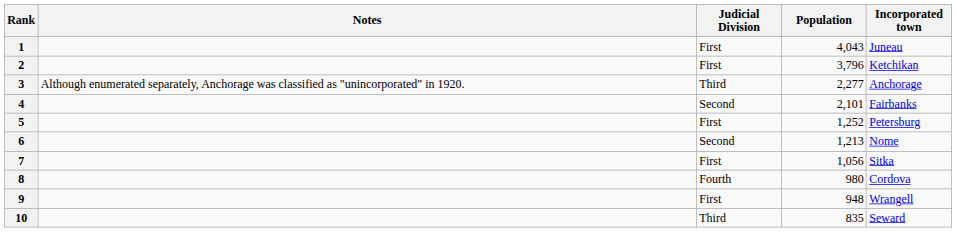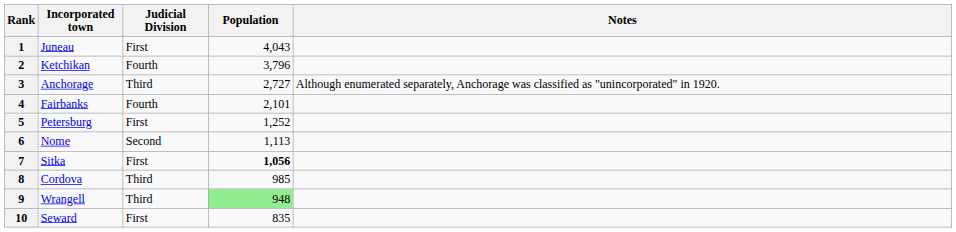columns swapped: (909, 20) <-> (367, 20)
(710, 65) First -> (142, 65) Fourth
(850, 84) 2,277 -> (277, 84) 2,727
(717, 103) Second -> (142, 103) Fourth
(850, 141) 1,213 -> (277, 141) 1,113
(850, 160) normal -> (277, 160) bold
(715, 179) Fourth -> (139, 179) Third
(855, 179) 980 -> (281, 179) 985
(710, 198) First -> (139, 198) Third
(855, 198) no background -> (281, 198) lightgreen background
(713, 217) Third -> (137, 217) First
